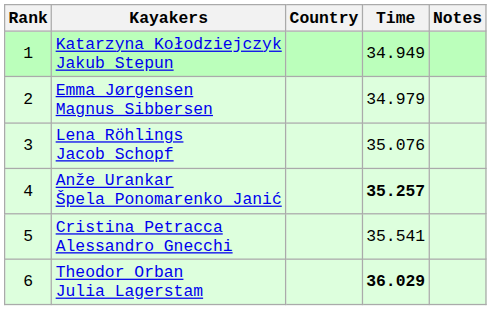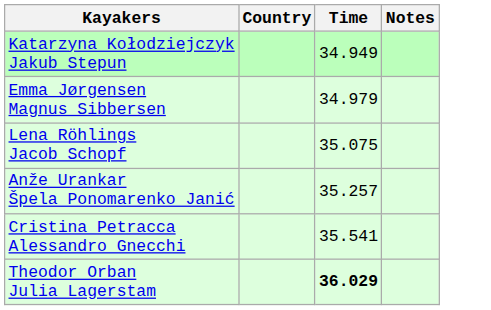- column: (28, 18)
(396, 145) 35.076 -> (349, 145) 35.075
(396, 191) bold -> (349, 191) normal
